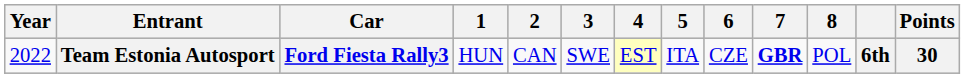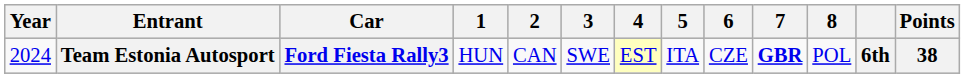(30, 55) 2022 -> (30, 55) 2024
(927, 55) 30 -> (927, 55) 38
